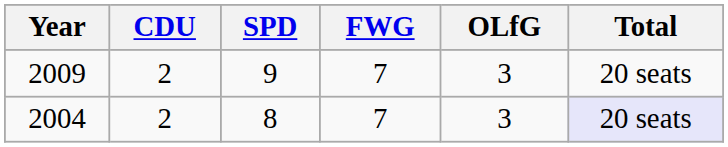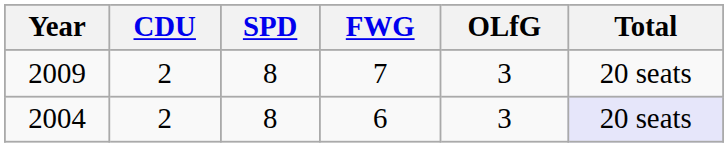(270, 73) 9 -> (270, 73) 8
(380, 118) 7 -> (380, 118) 6
